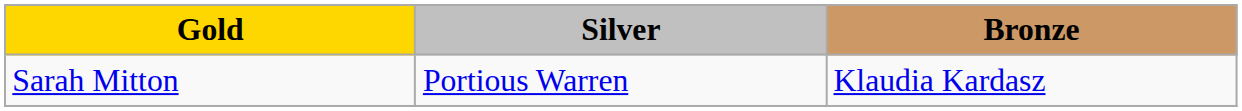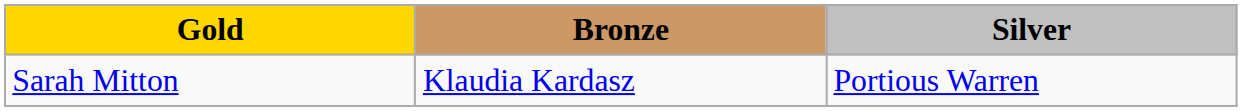columns swapped: (621, 29) <-> (1031, 29)
